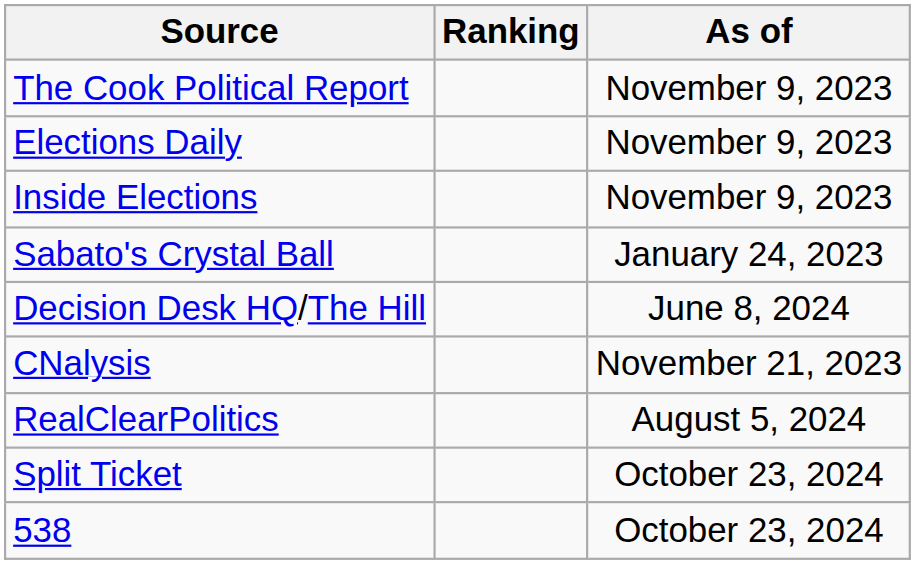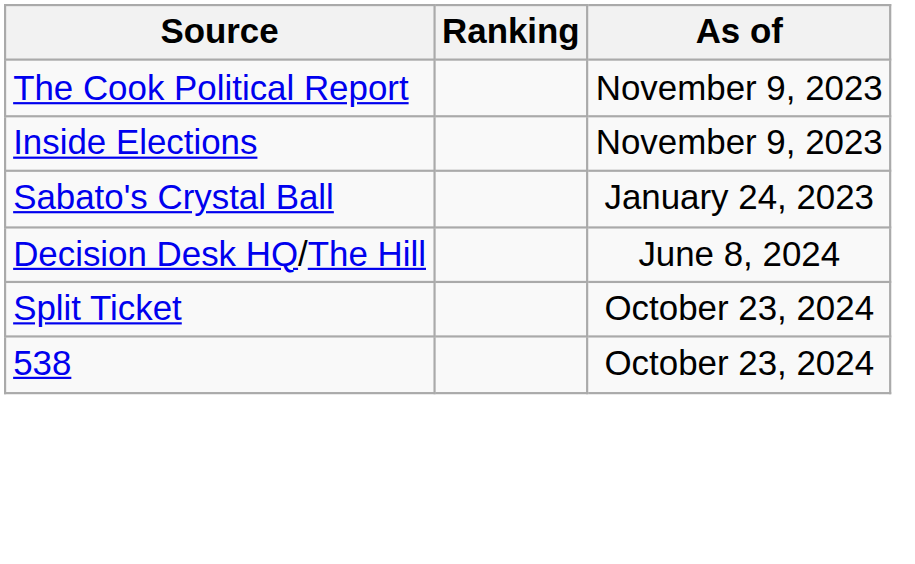- row: (128, 142)
- row: (82, 364)
- row: (146, 419)
